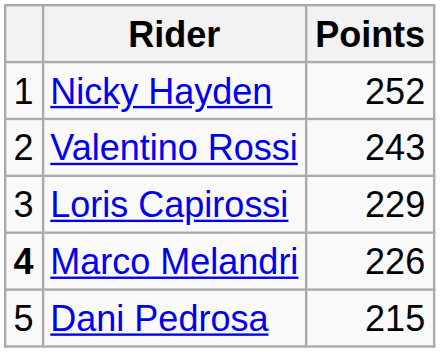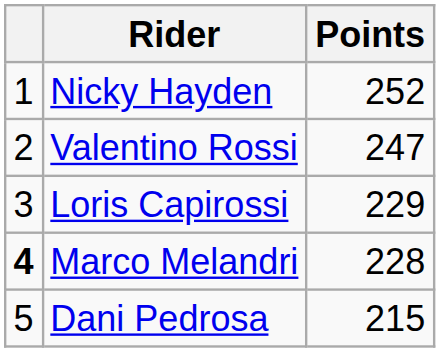(395, 148) 243 -> (395, 148) 247
(395, 262) 226 -> (395, 262) 228
